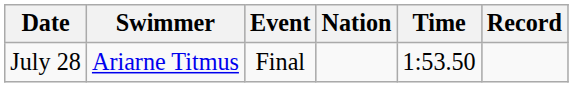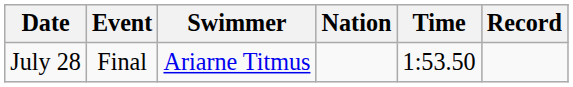columns swapped: (280, 23) <-> (165, 23)
